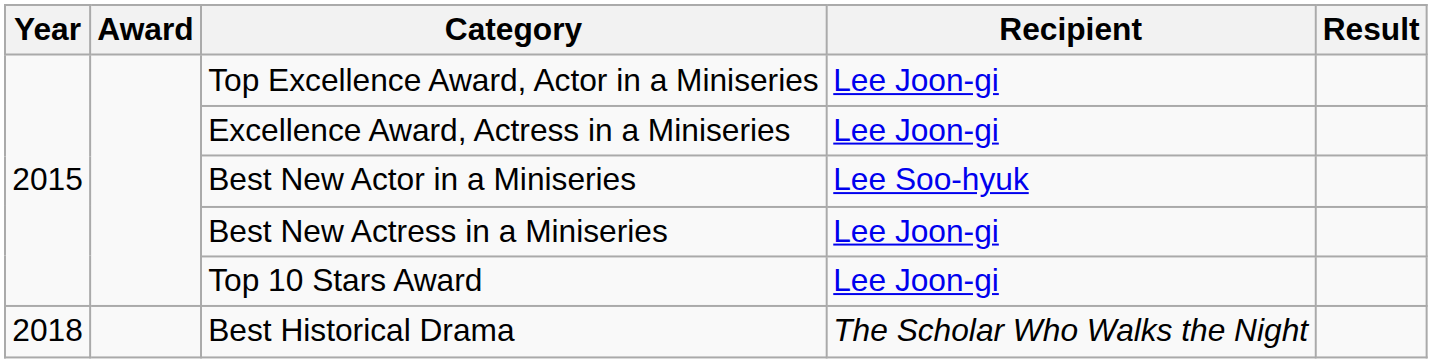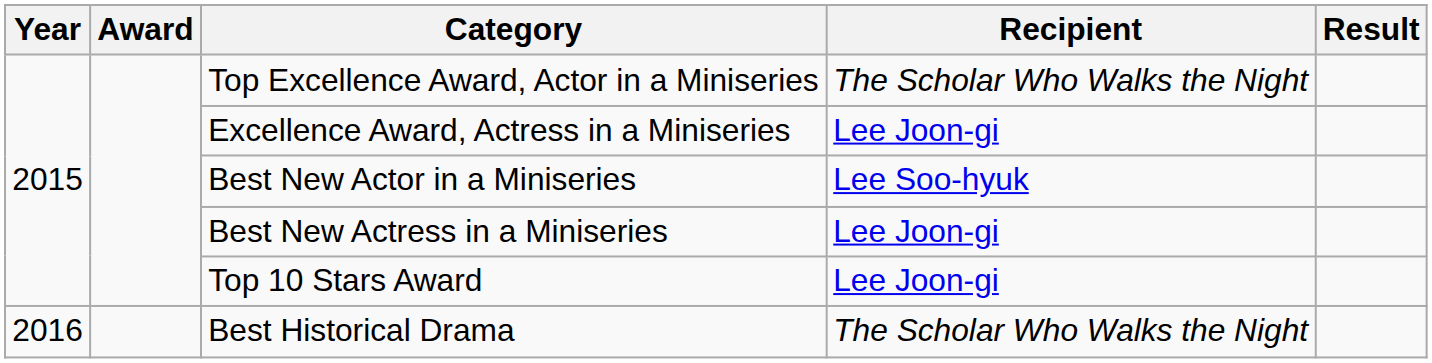(916, 79) Lee Joon-gi -> (1071, 79) The Scholar Who Walks the Night
(48, 331) 2018 -> (48, 331) 2016
